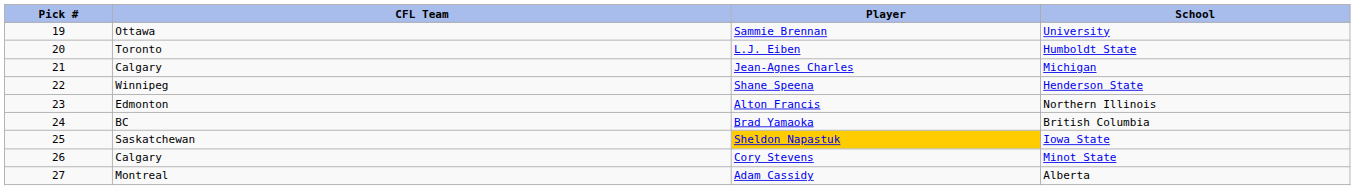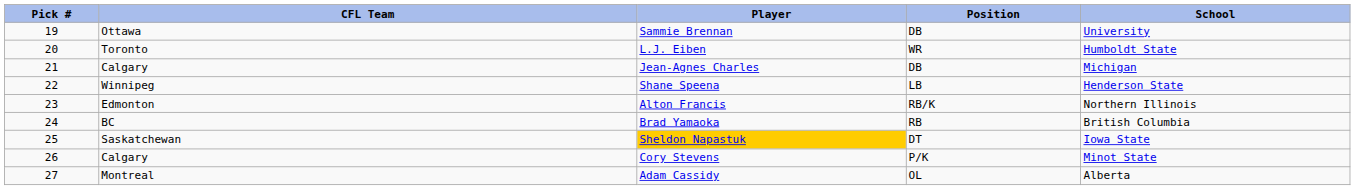+ column: (993, 13)
